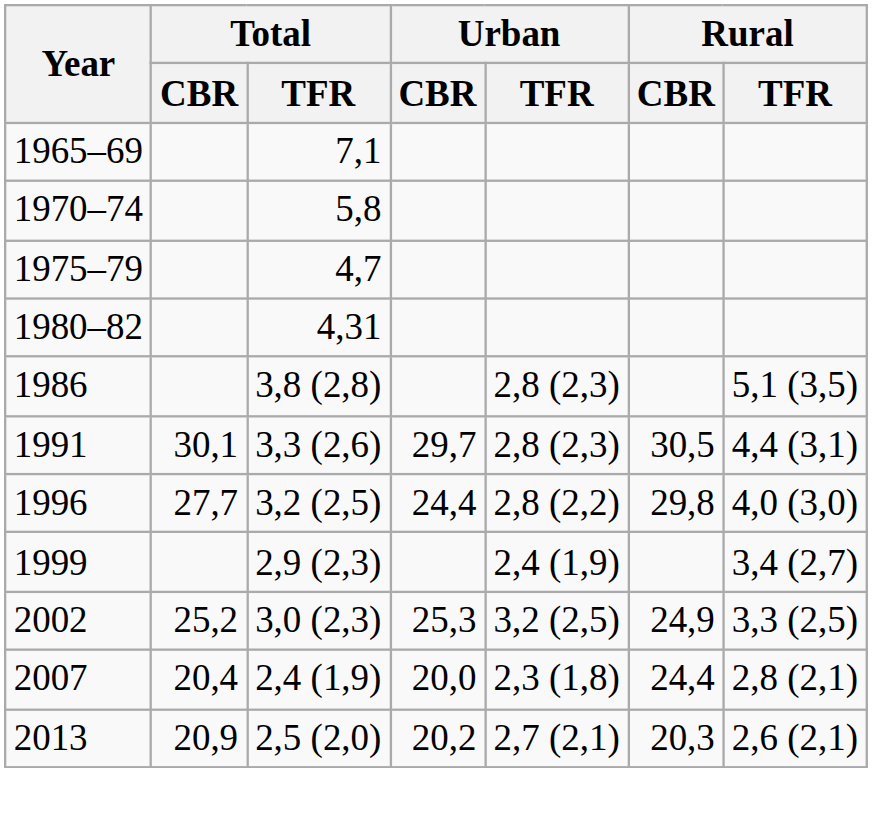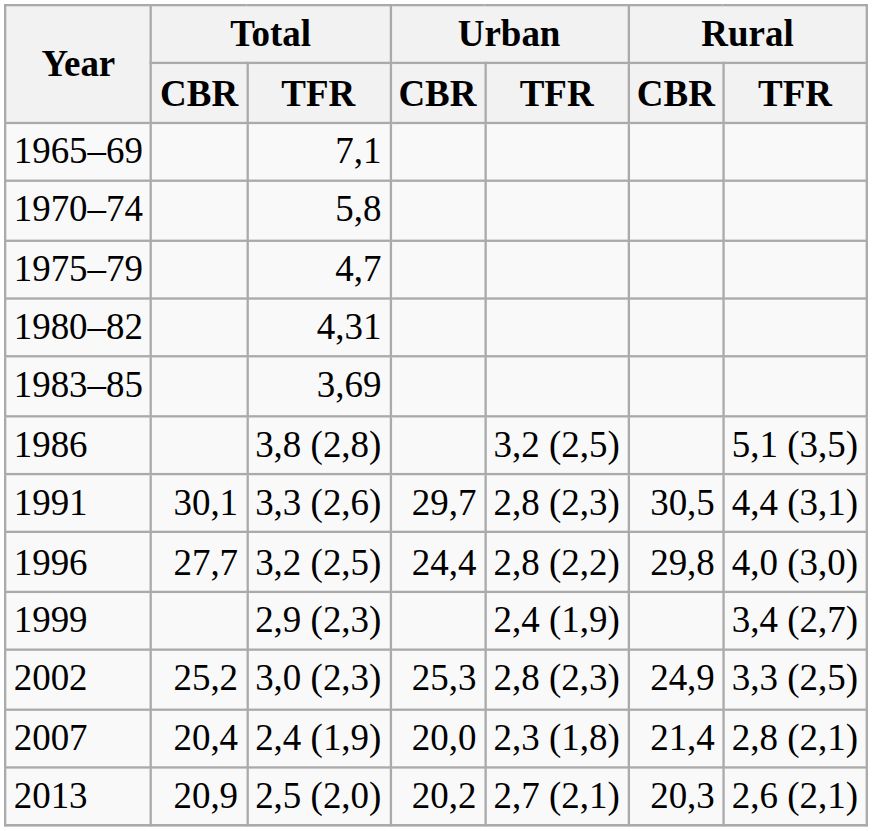+ row: (78, 385)
(557, 385) 2,8 (2,3) -> (557, 444) 3,2 (2,5)
(557, 619) 3,2 (2,5) -> (557, 678) 2,8 (2,3)
(682, 678) 24,4 -> (682, 737) 21,4
